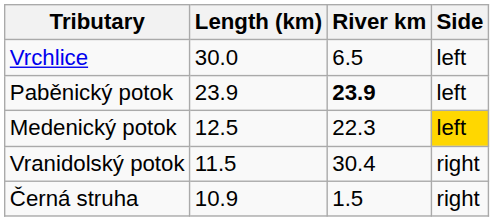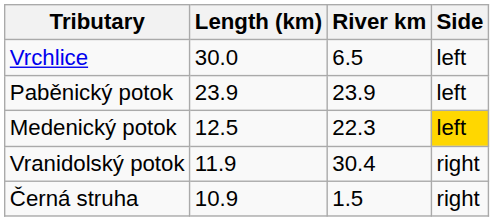(354, 92) bold -> (354, 92) normal
(216, 163) 11.5 -> (216, 163) 11.9
